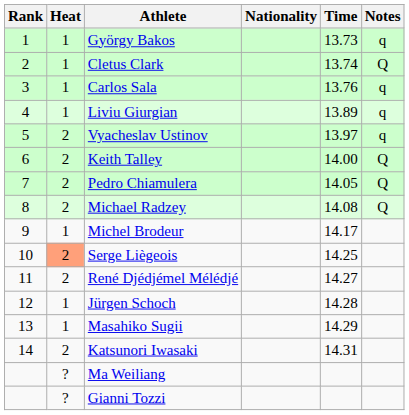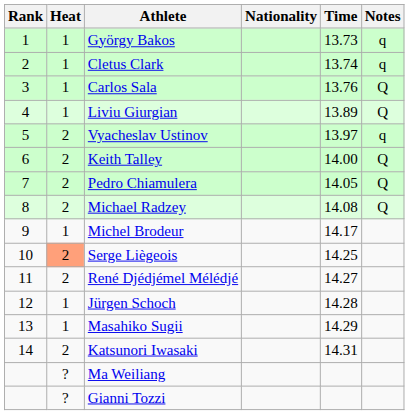(383, 64) Q -> (383, 64) q
(383, 87) q -> (383, 87) Q
(383, 111) q -> (383, 111) Q
